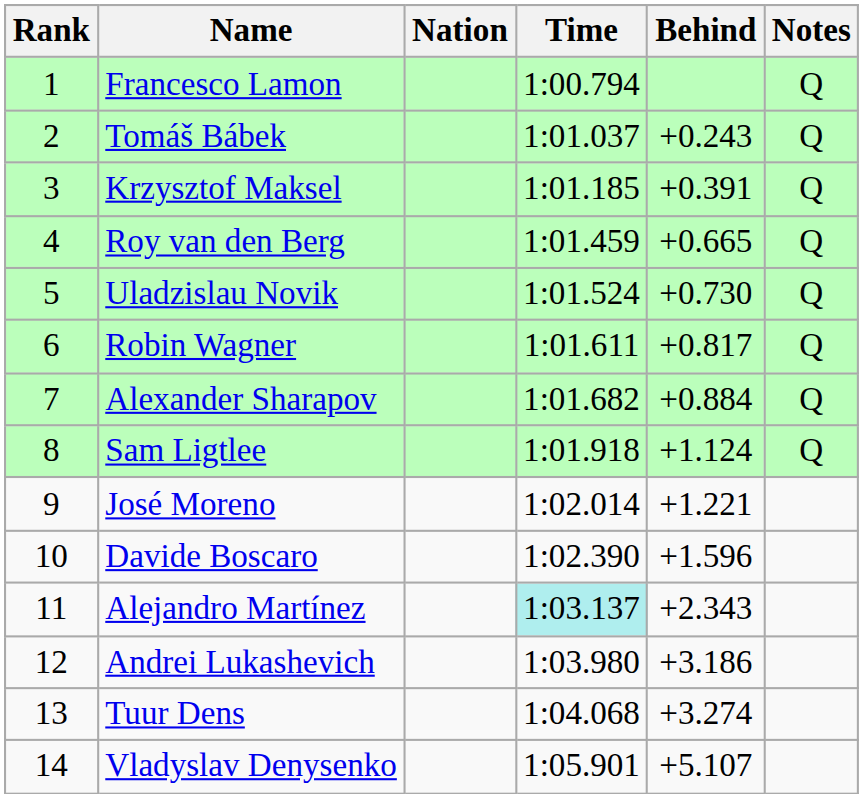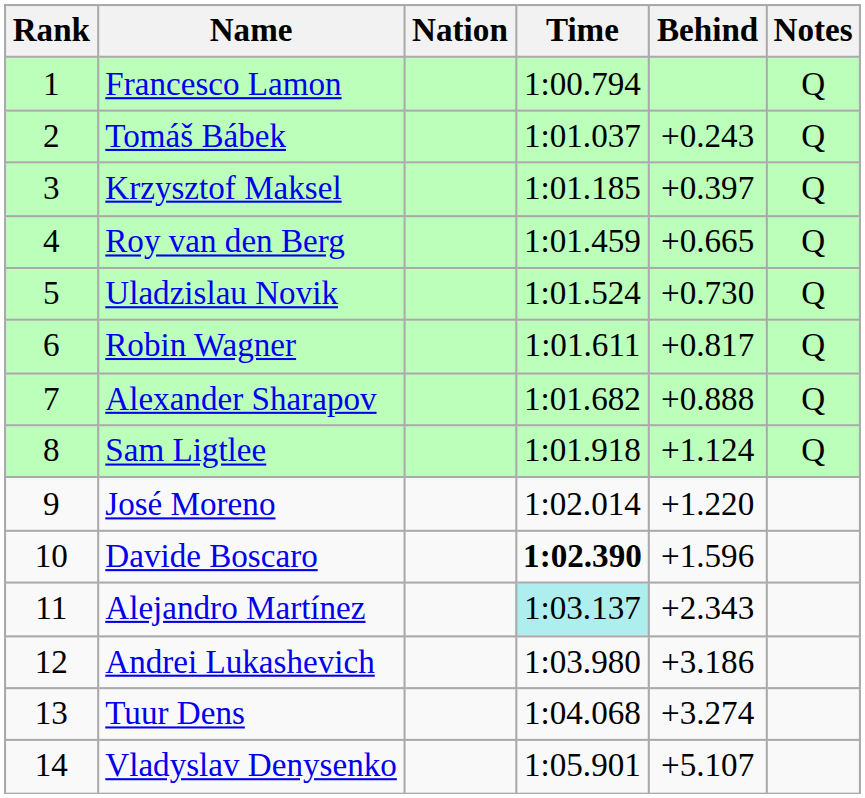(706, 188) +0.391 -> (708, 188) +0.397
(706, 398) +0.884 -> (708, 398) +0.888
(706, 503) +1.221 -> (708, 503) +1.220
(582, 556) normal -> (582, 556) bold
